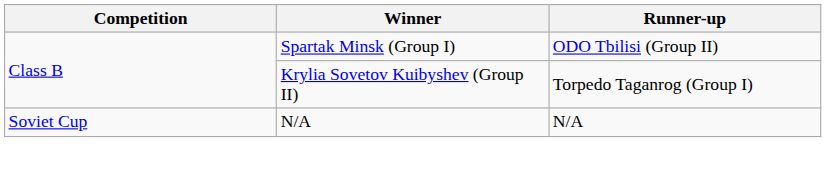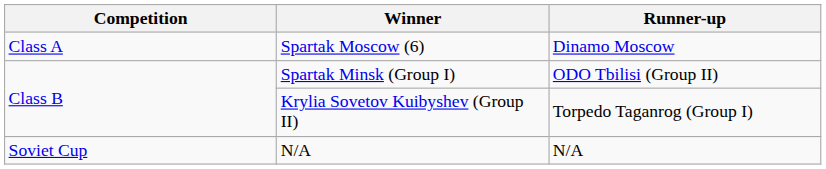+ row: (353, 46)
